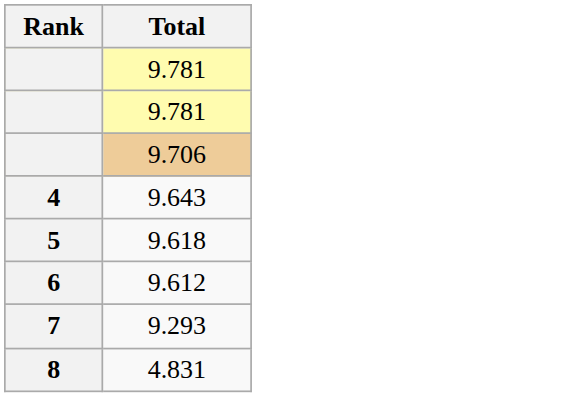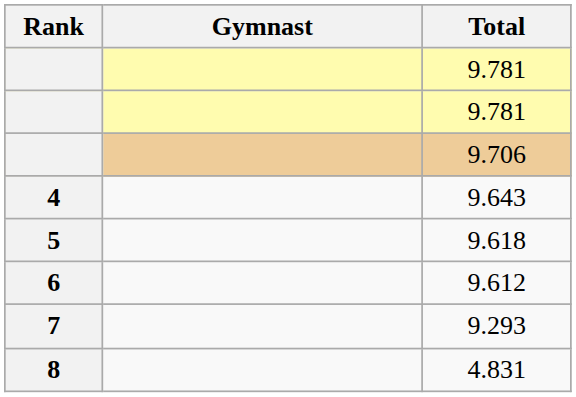+ column: (262, 26)
